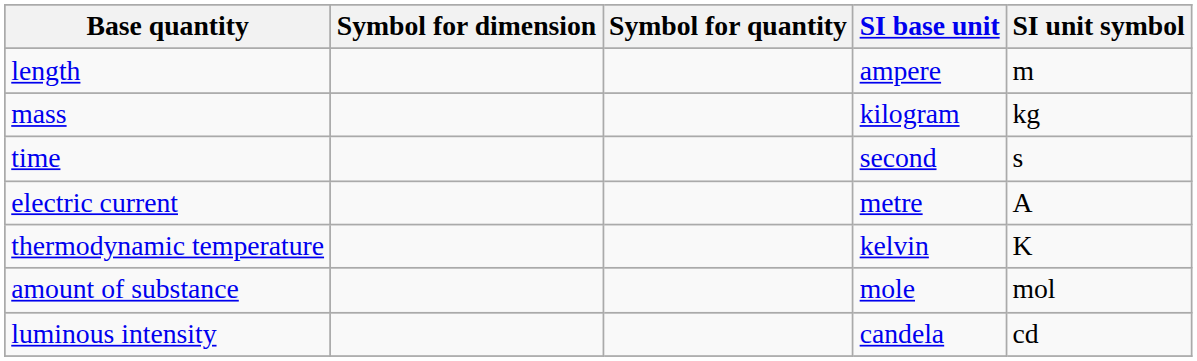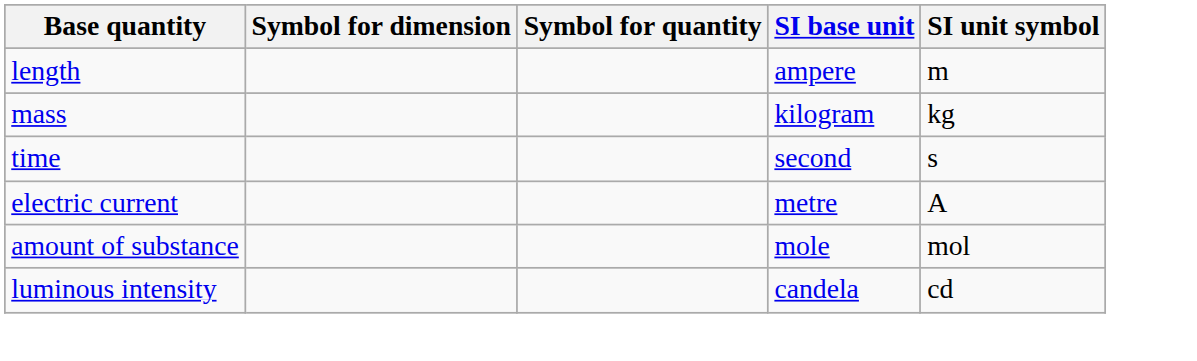- row: (168, 245)
